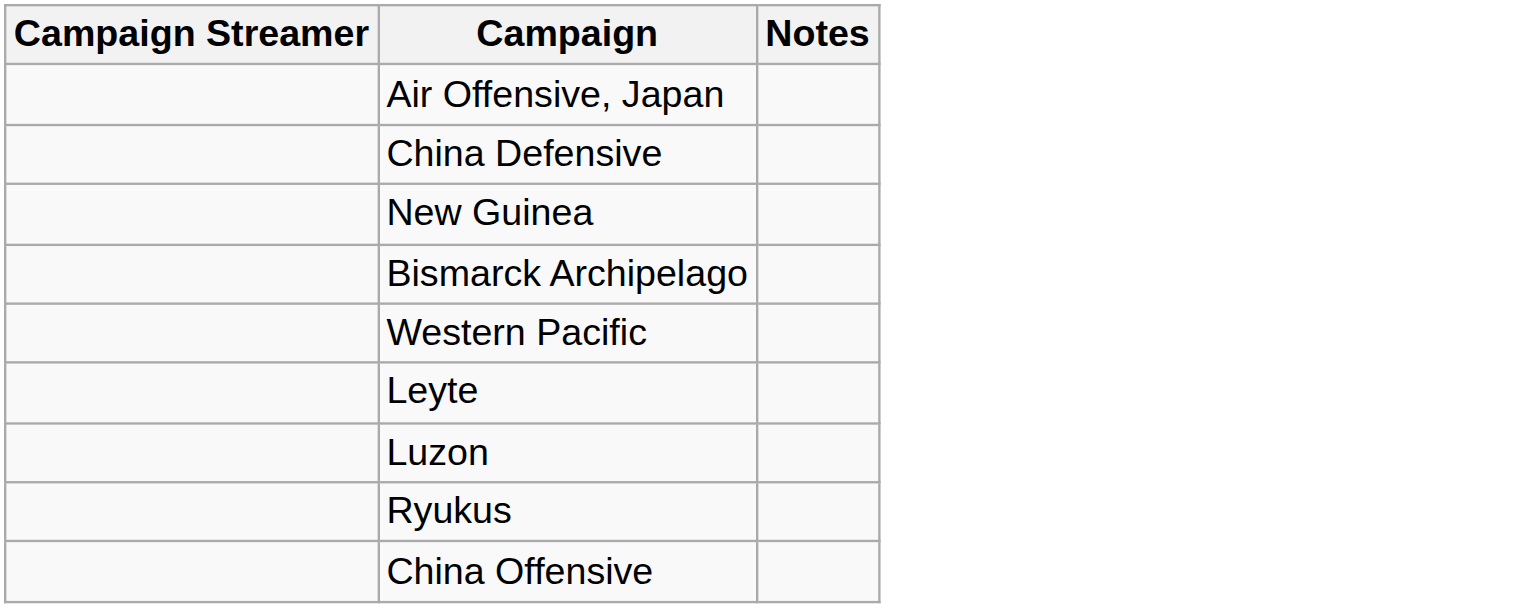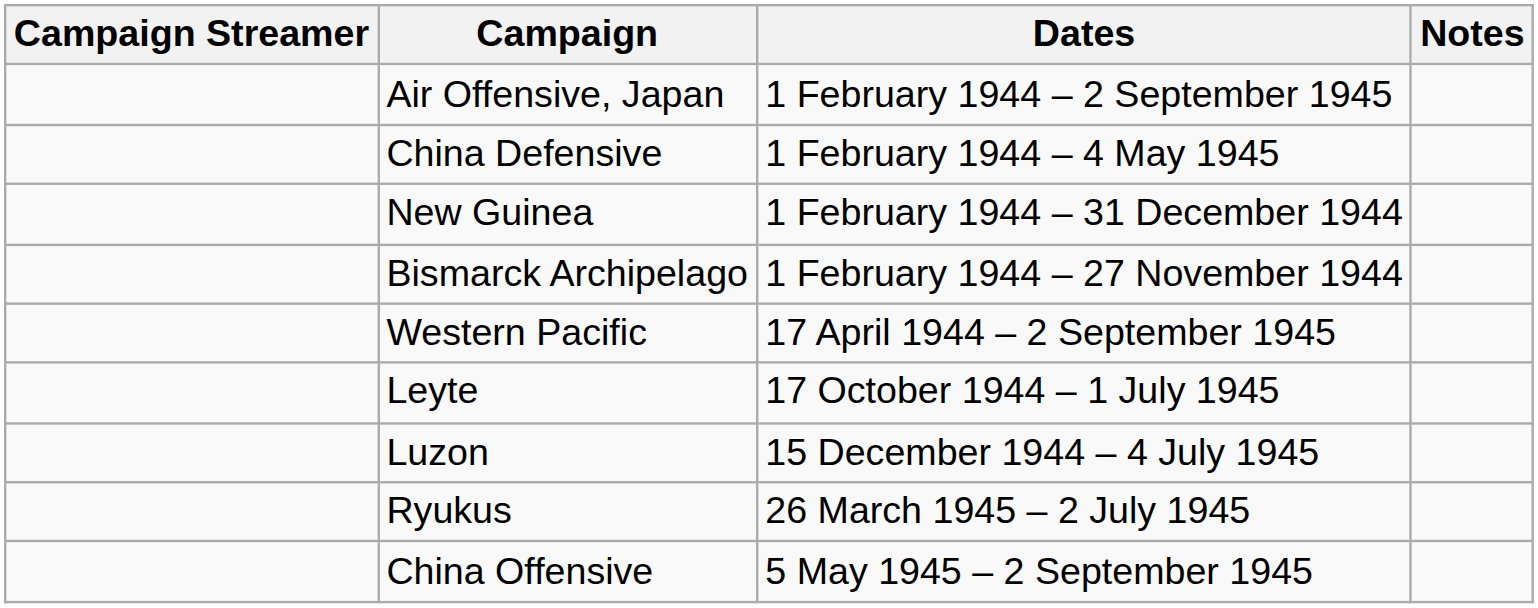+ column: (1084, 34)
